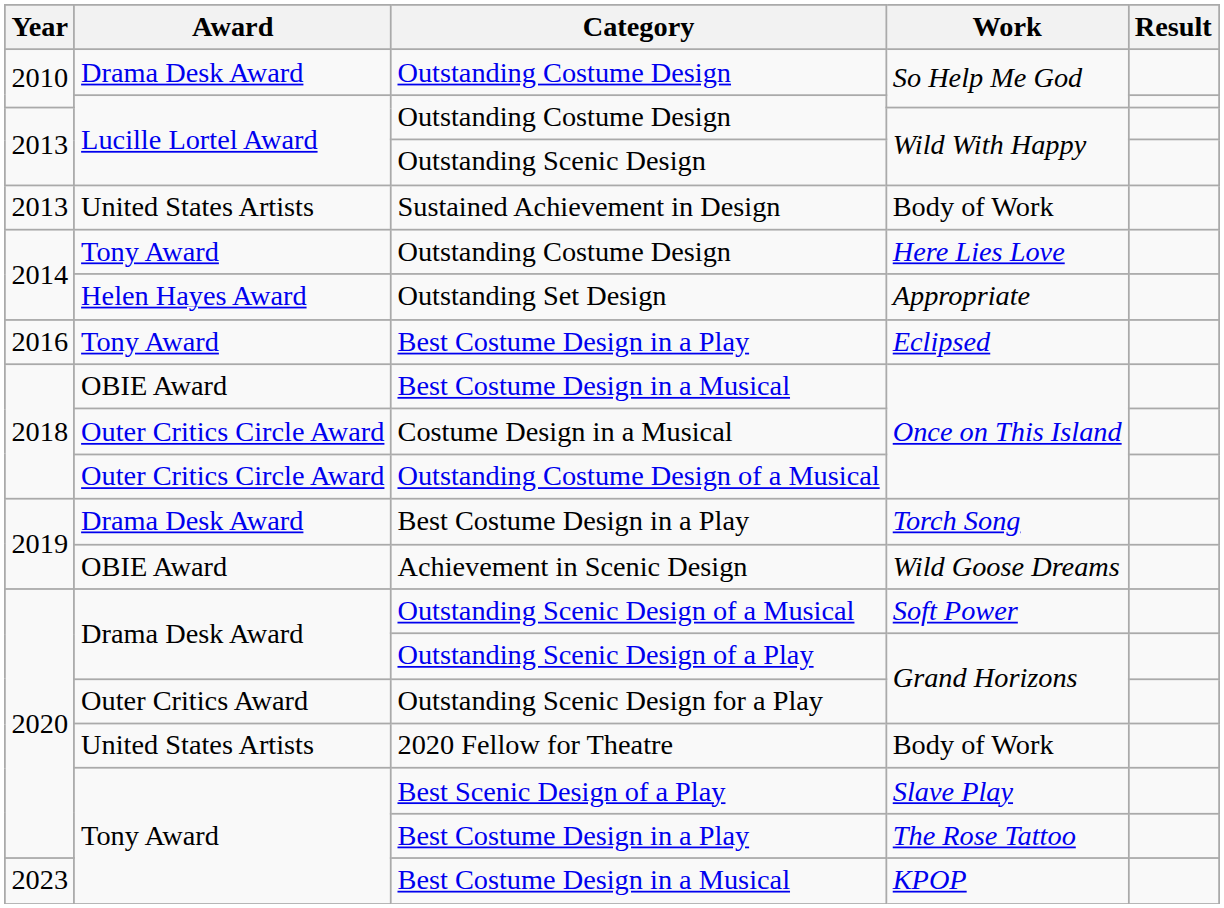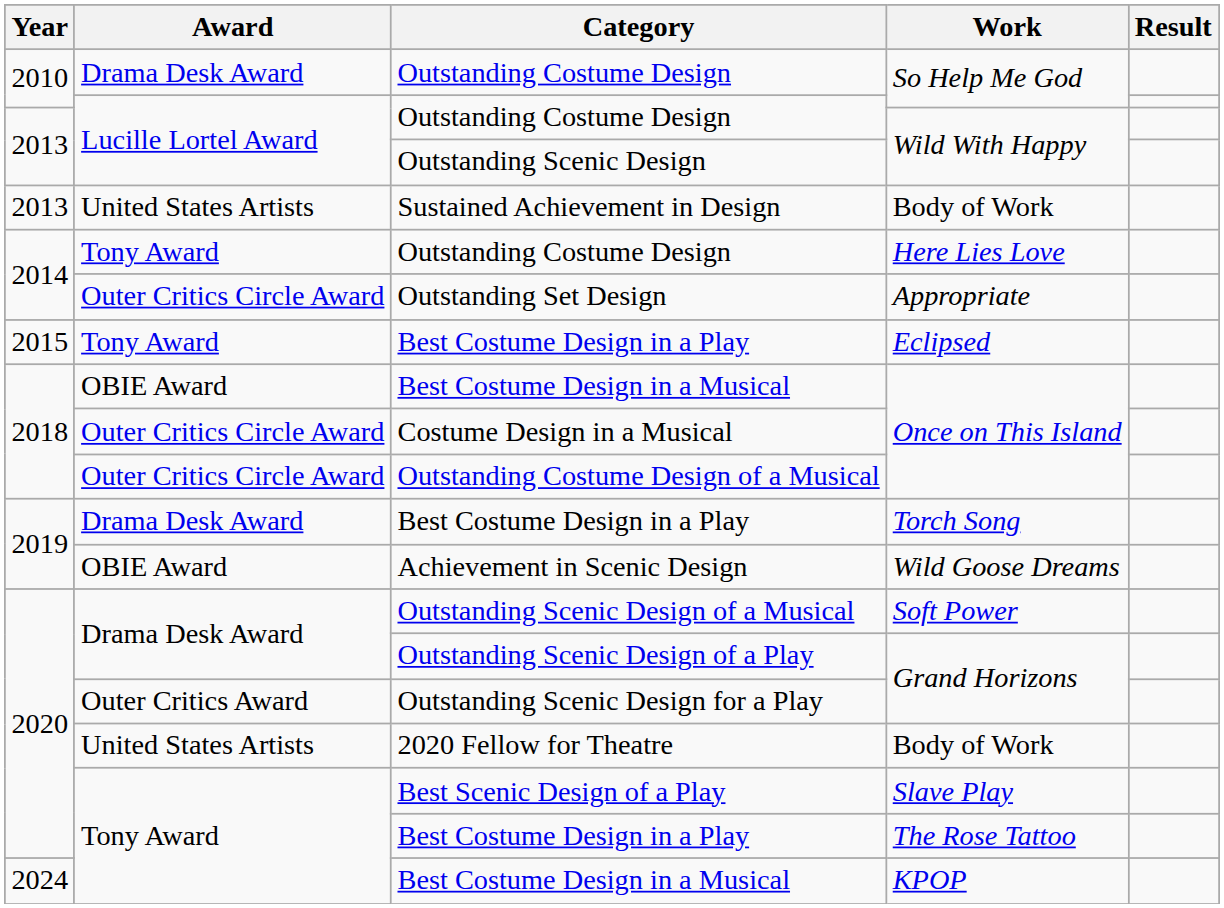(194, 296) Helen Hayes Award -> (233, 296) Outer Critics Circle Award
(40, 341) 2016 -> (40, 341) 2015
(40, 880) 2023 -> (40, 880) 2024
